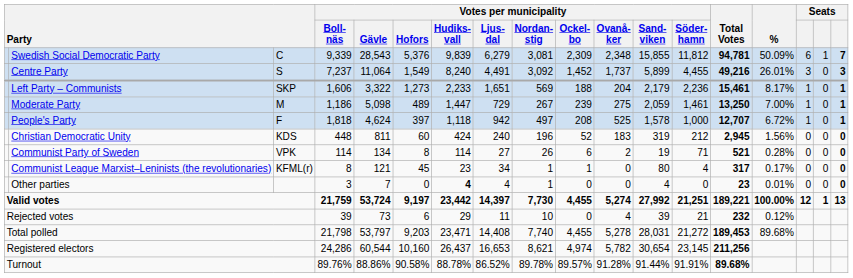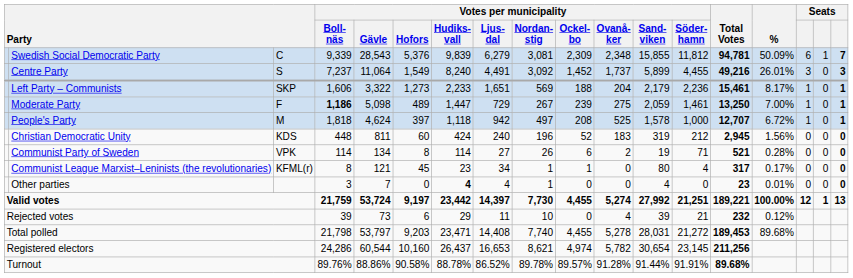(280, 105) M -> (279, 105) F
(339, 105) normal -> (339, 105) bold
(279, 121) F -> (280, 121) M
